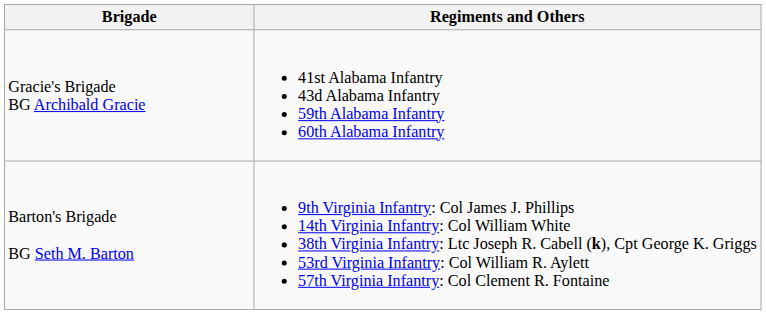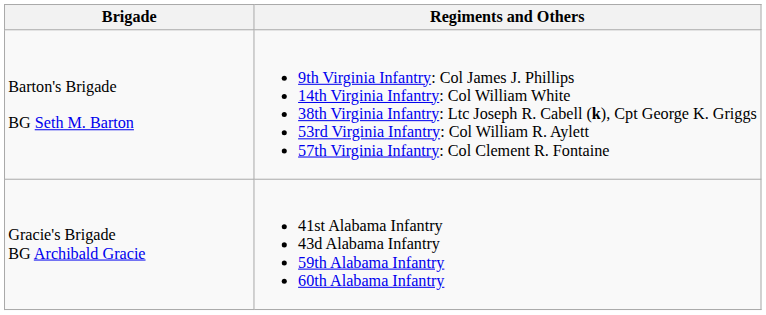rows swapped: (71, 235) <-> (77, 95)
